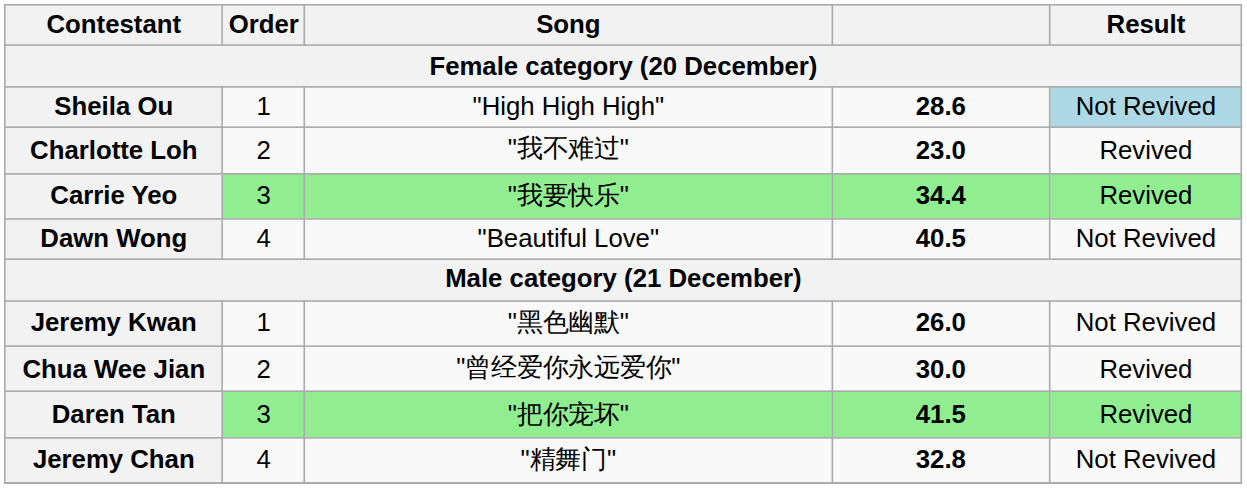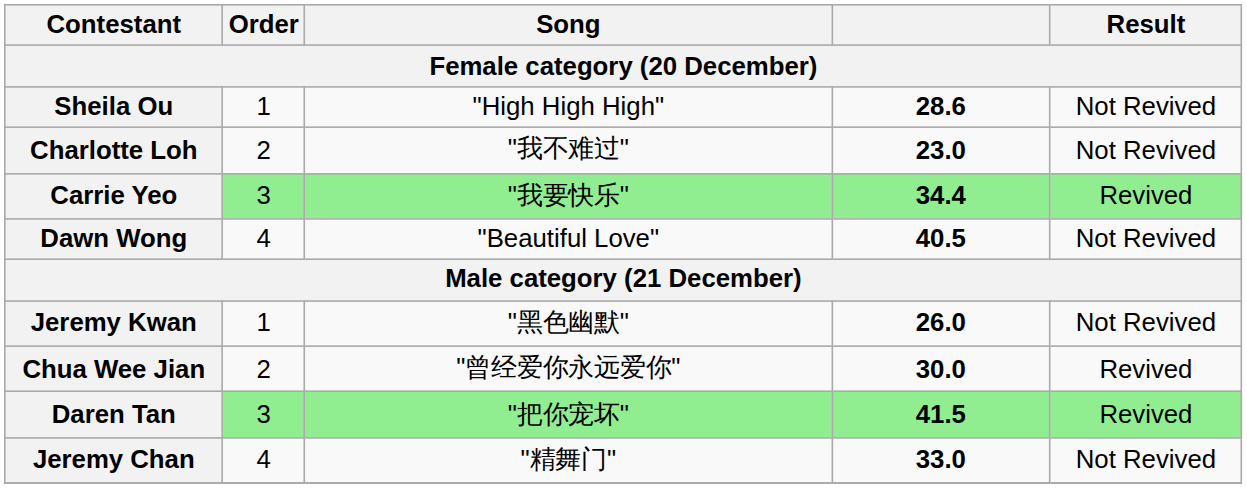(1146, 106) lightblue background -> (1146, 106) no background
(1146, 149) Revived -> (1146, 149) Not Revived
(941, 460) 32.8 -> (941, 460) 33.0
